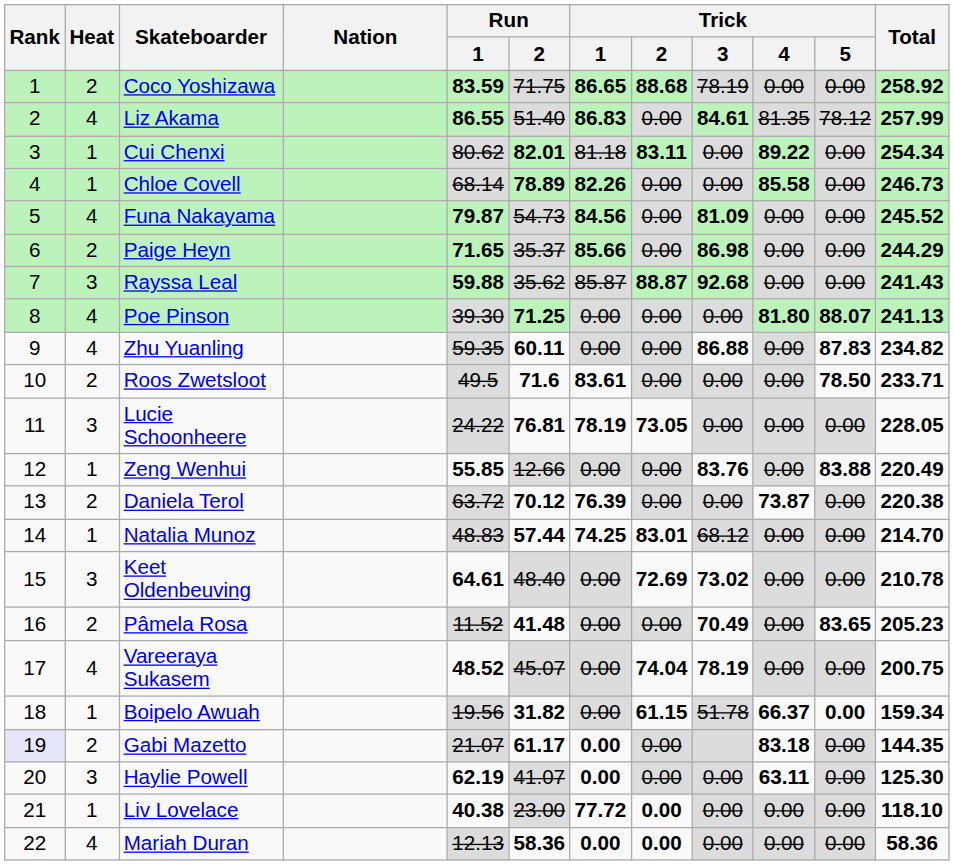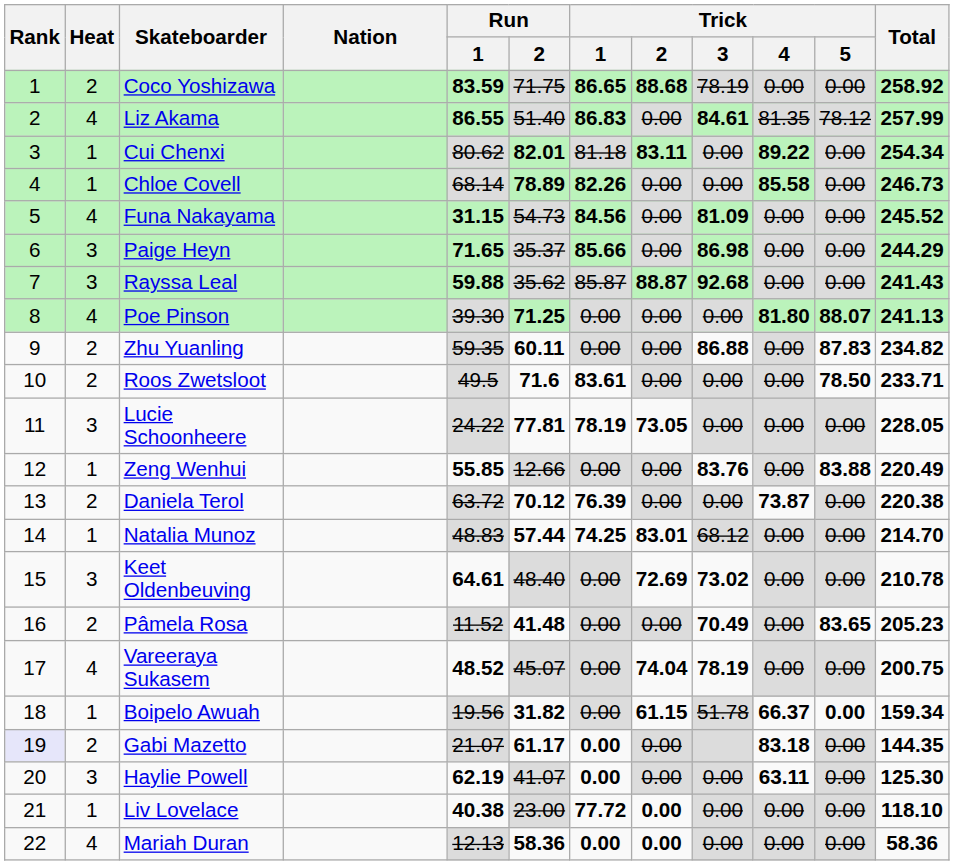(478, 217) 79.87 -> (478, 217) 31.15
(92, 250) 2 -> (92, 250) 3
(92, 348) 4 -> (92, 348) 2
(539, 425) 76.81 -> (539, 425) 77.81
